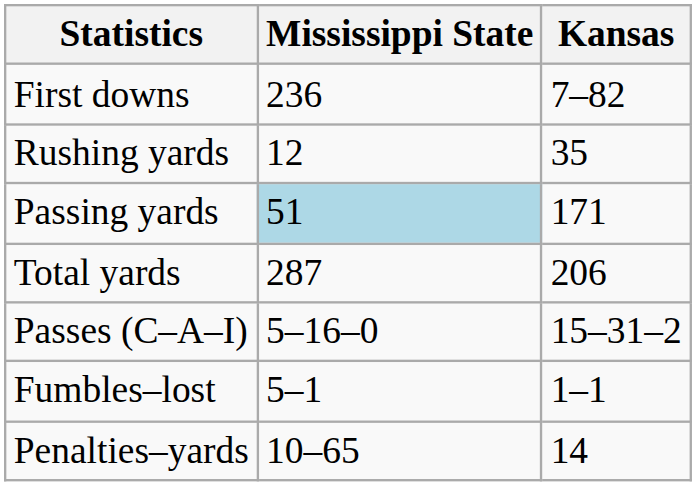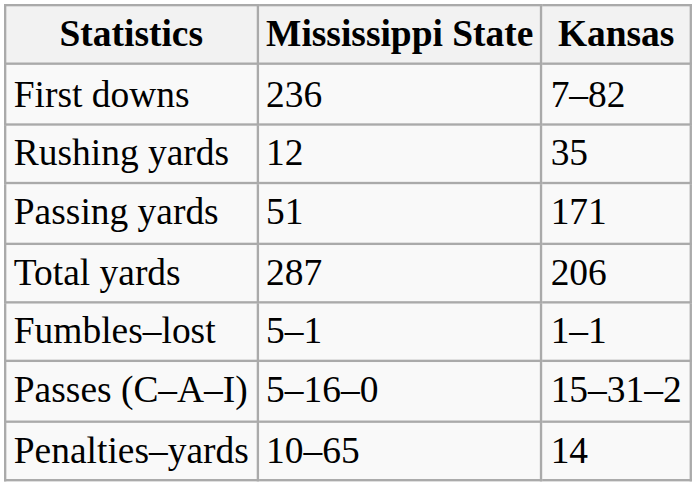(285, 212) lightblue background -> (285, 212) no background
rows swapped: (131, 331) <-> (115, 390)
